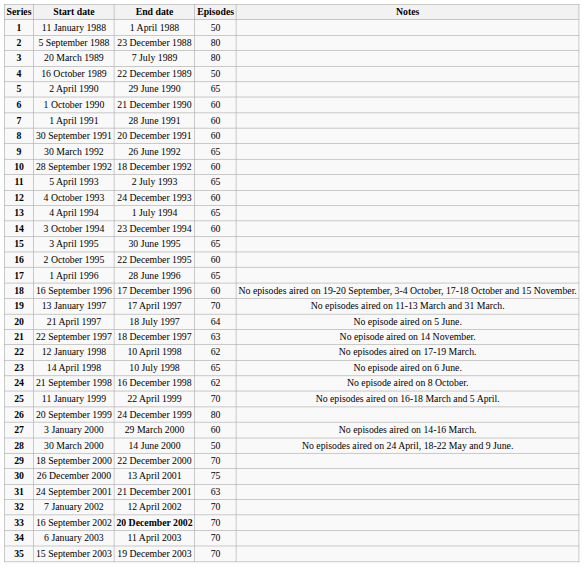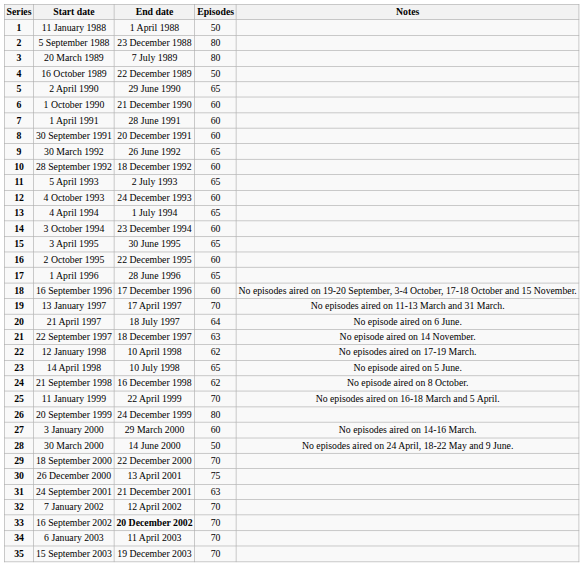(408, 321) No episode aired on 5 June. -> (408, 321) No episode aired on 6 June.
(408, 368) No episode aired on 6 June. -> (408, 368) No episode aired on 5 June.
